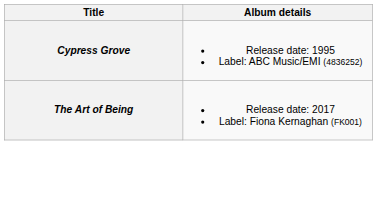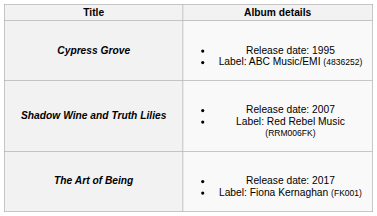+ row: (94, 116)
